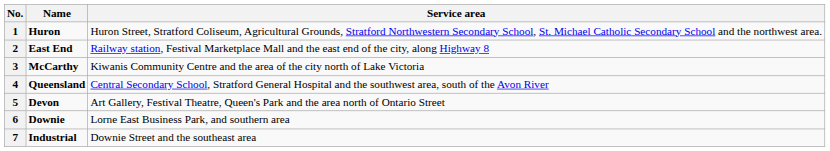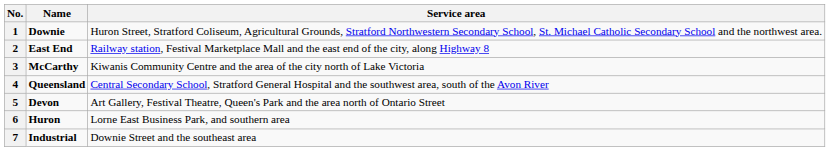(44, 31) Huron -> (47, 31) Downie
(47, 119) Downie -> (44, 119) Huron
